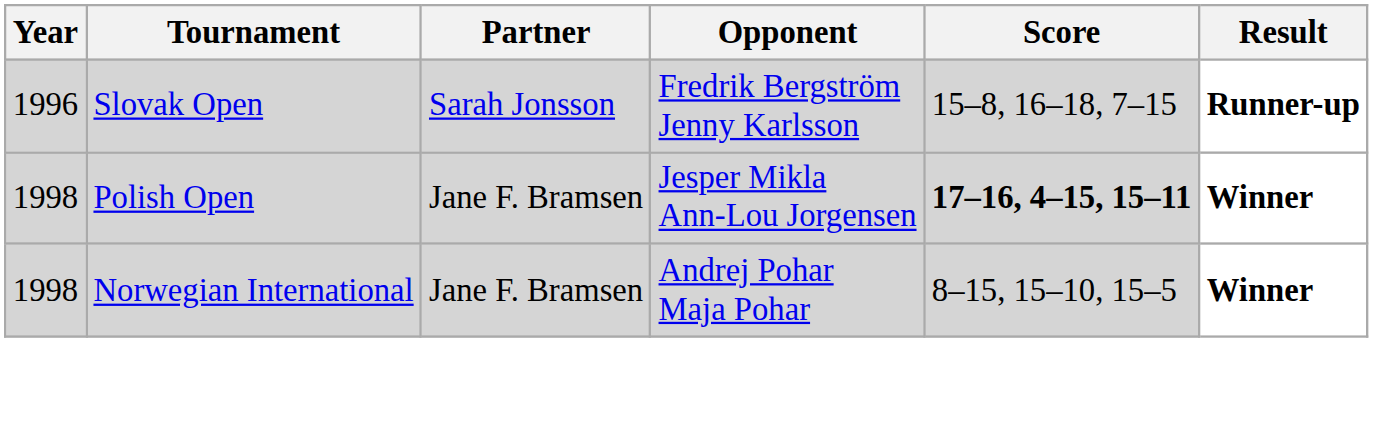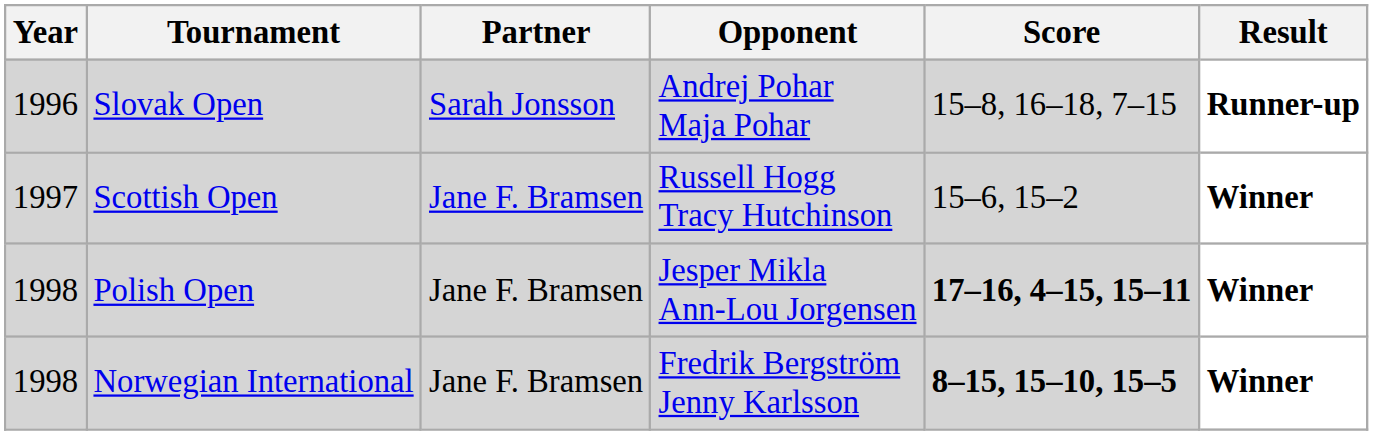(779, 105) Fredrik Bergström Jenny Karlsson -> (746, 105) Andrej Pohar Maja Pohar
+ row: (186, 197)
(746, 290) Andrej Pohar Maja Pohar -> (779, 382) Fredrik Bergström Jenny Karlsson
(1054, 290) normal -> (1054, 382) bold
